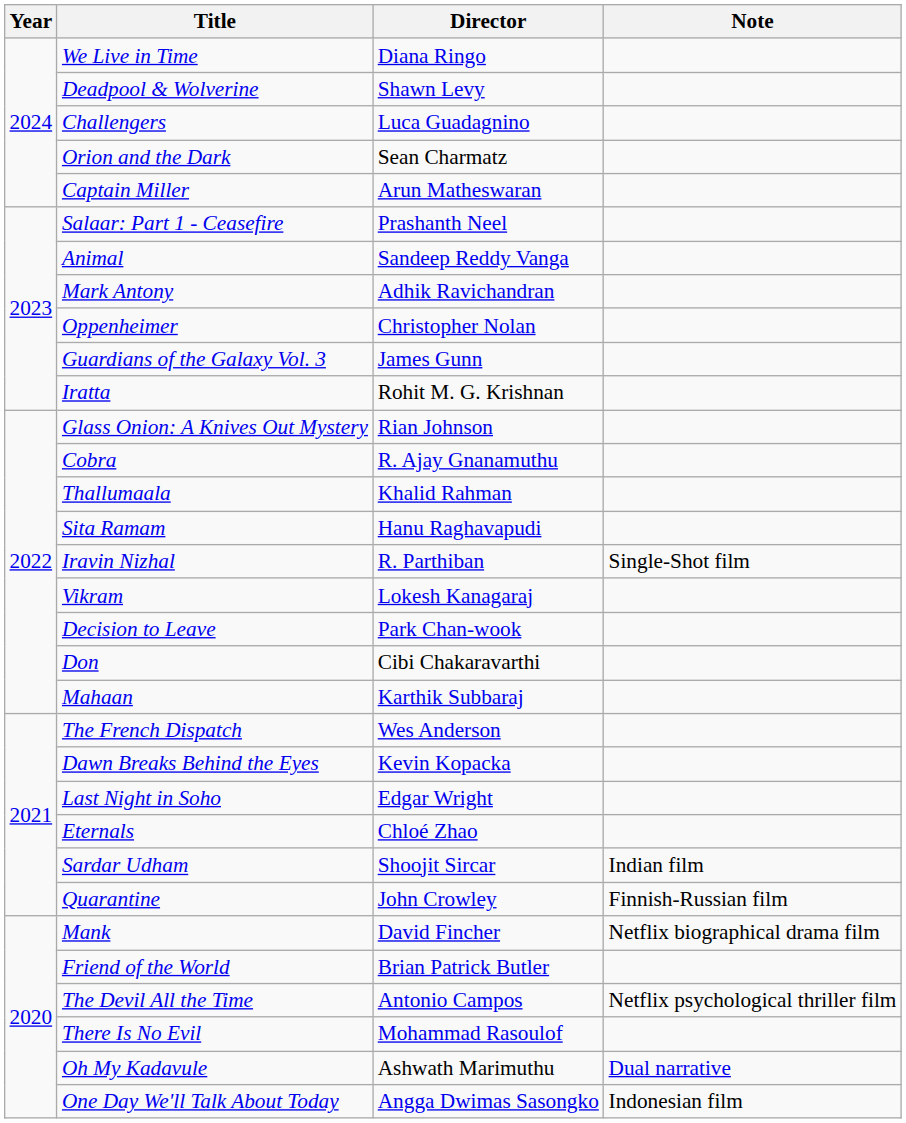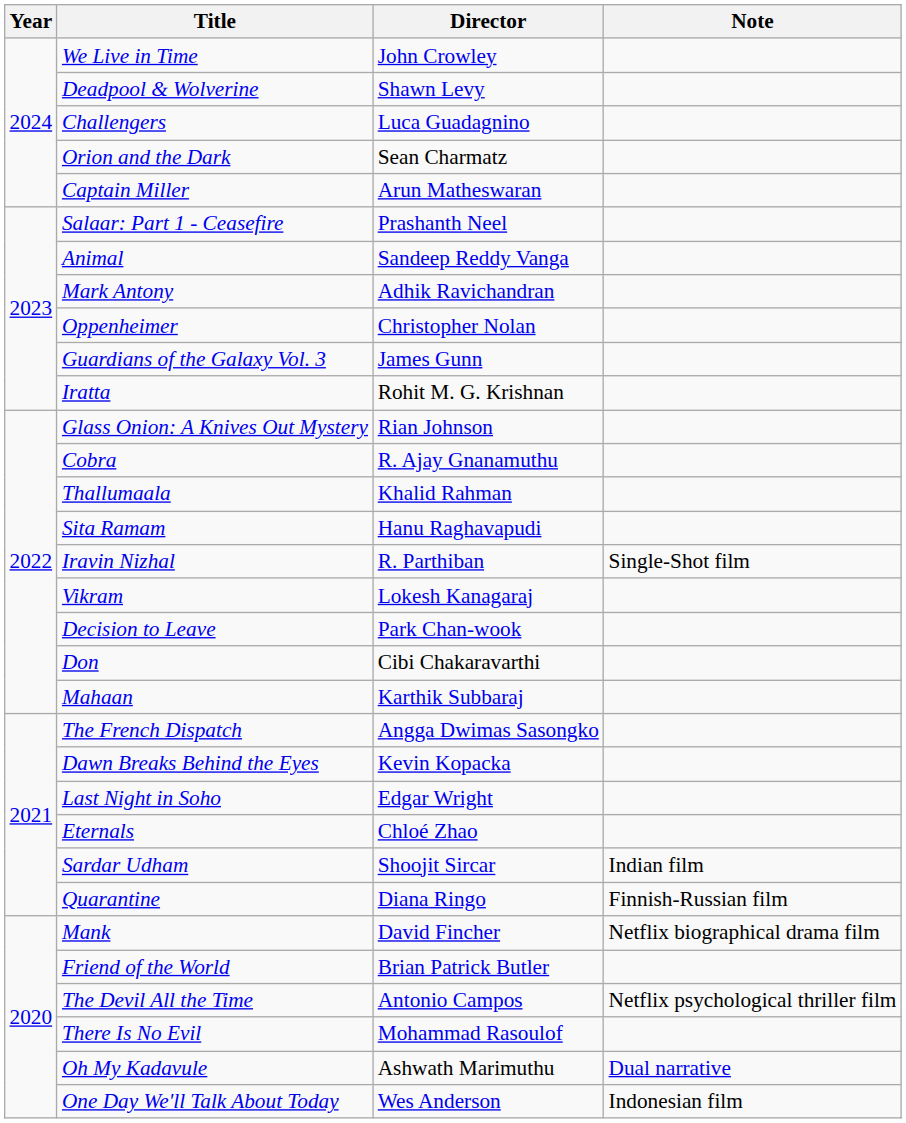(432, 55) Diana Ringo -> (437, 55) John Crowley
(439, 730) Wes Anderson -> (488, 730) Angga Dwimas Sasongko
(437, 898) John Crowley -> (432, 898) Diana Ringo
(488, 1101) Angga Dwimas Sasongko -> (439, 1101) Wes Anderson
